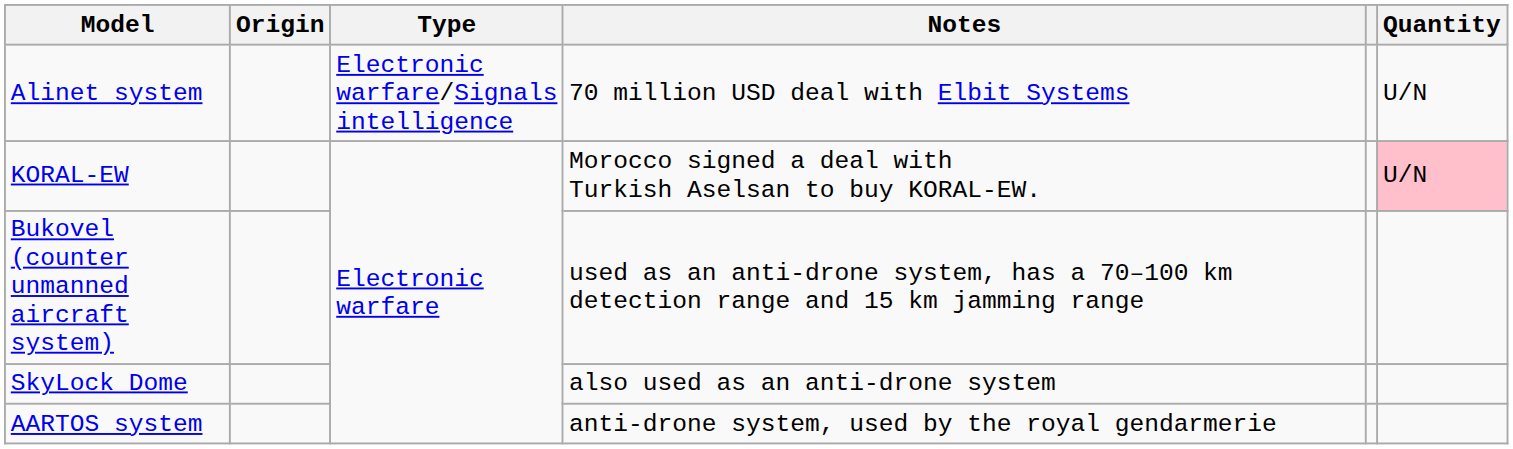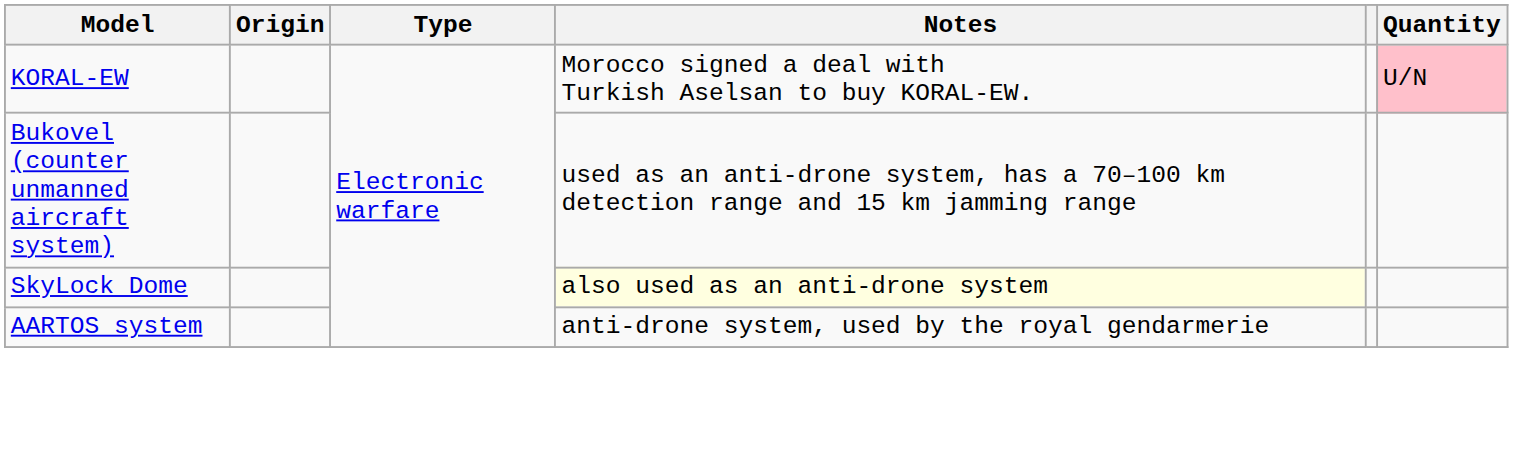- row: (107, 93)
(812, 384) no background -> (805, 287) lightyellow background
